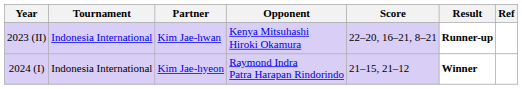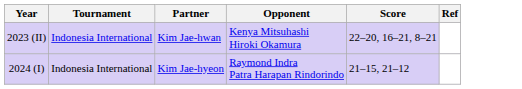- column: (467, 13)
